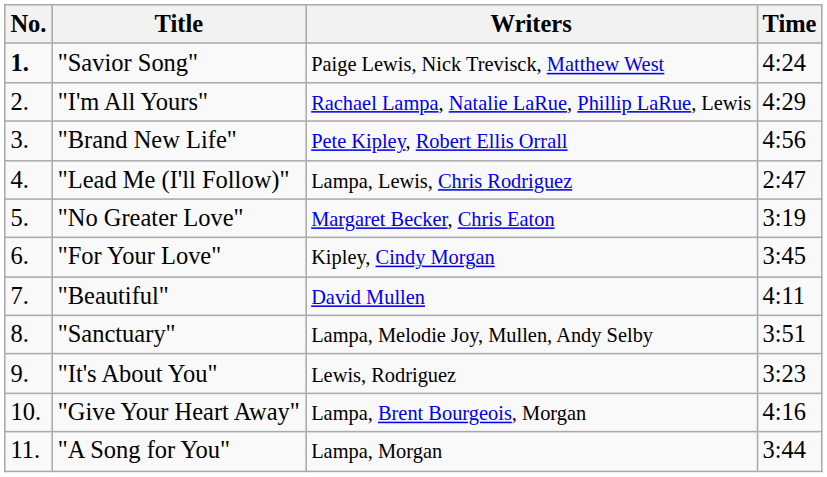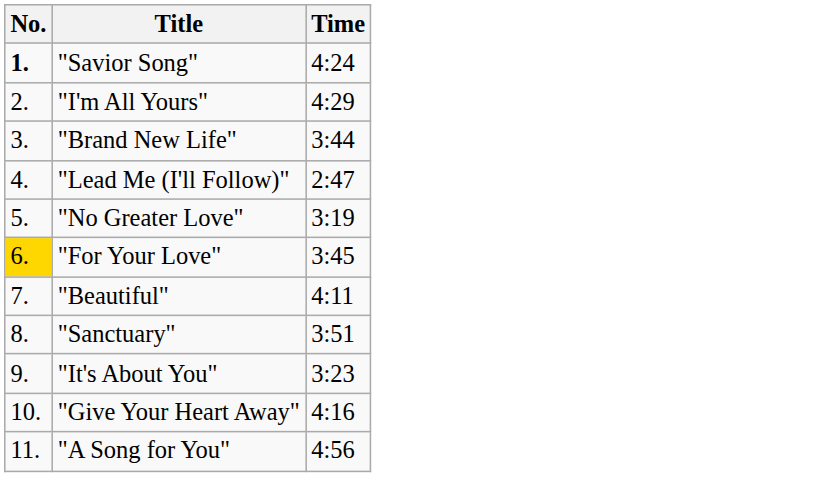- column: (531, 23)
(784, 140) 4:56 -> (333, 140) 3:44
(20, 256) no background -> (20, 256) gold background
(784, 450) 3:44 -> (333, 450) 4:56
